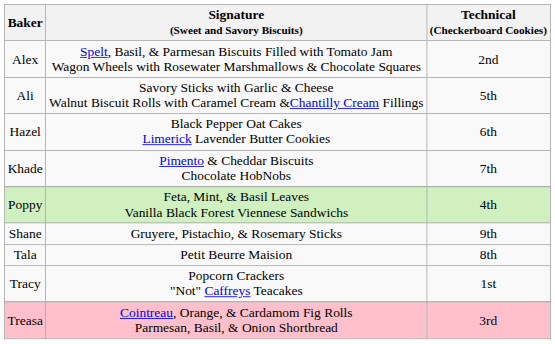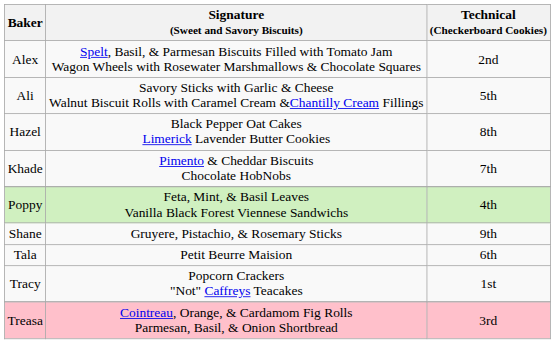(488, 132) 6th -> (488, 132) 8th
(488, 255) 8th -> (488, 255) 6th
